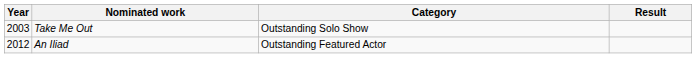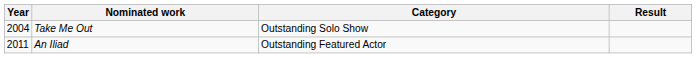(18, 28) 2003 -> (18, 28) 2004
(18, 45) 2012 -> (18, 45) 2011
